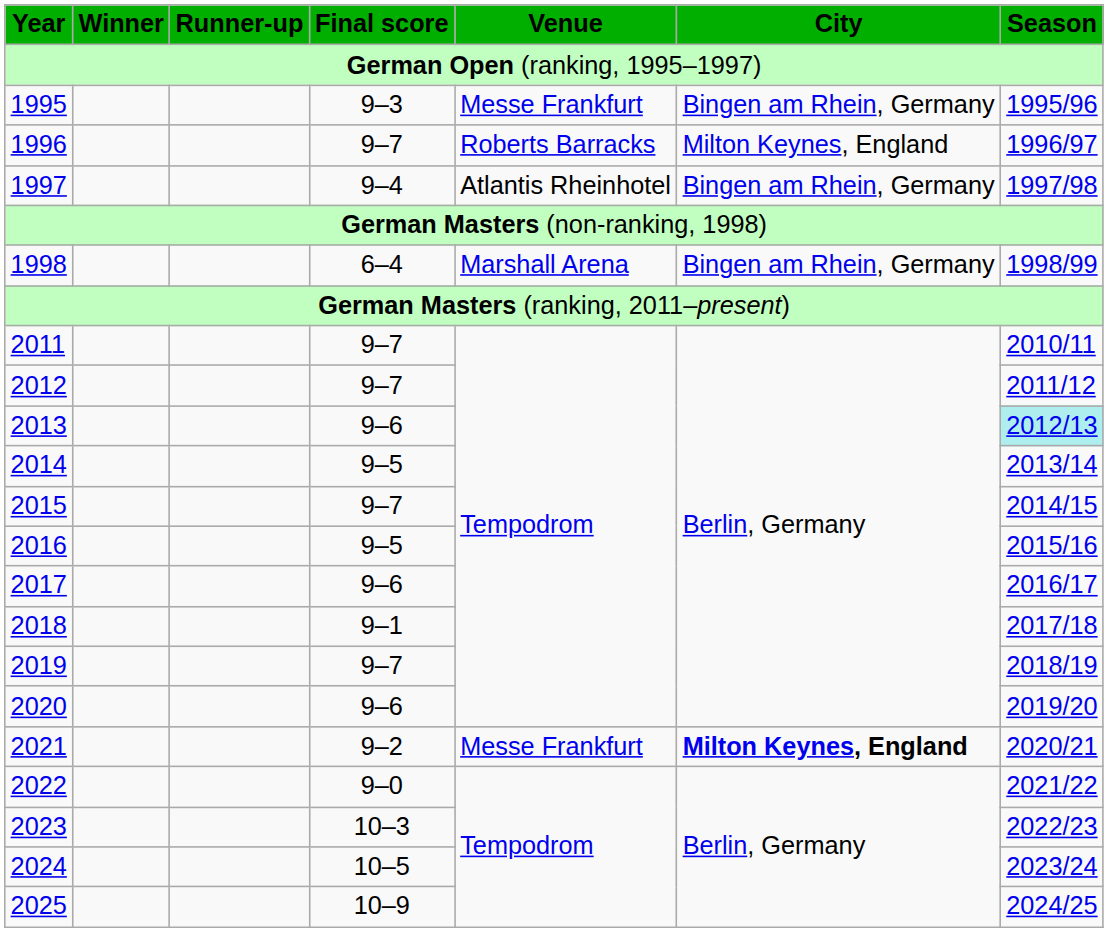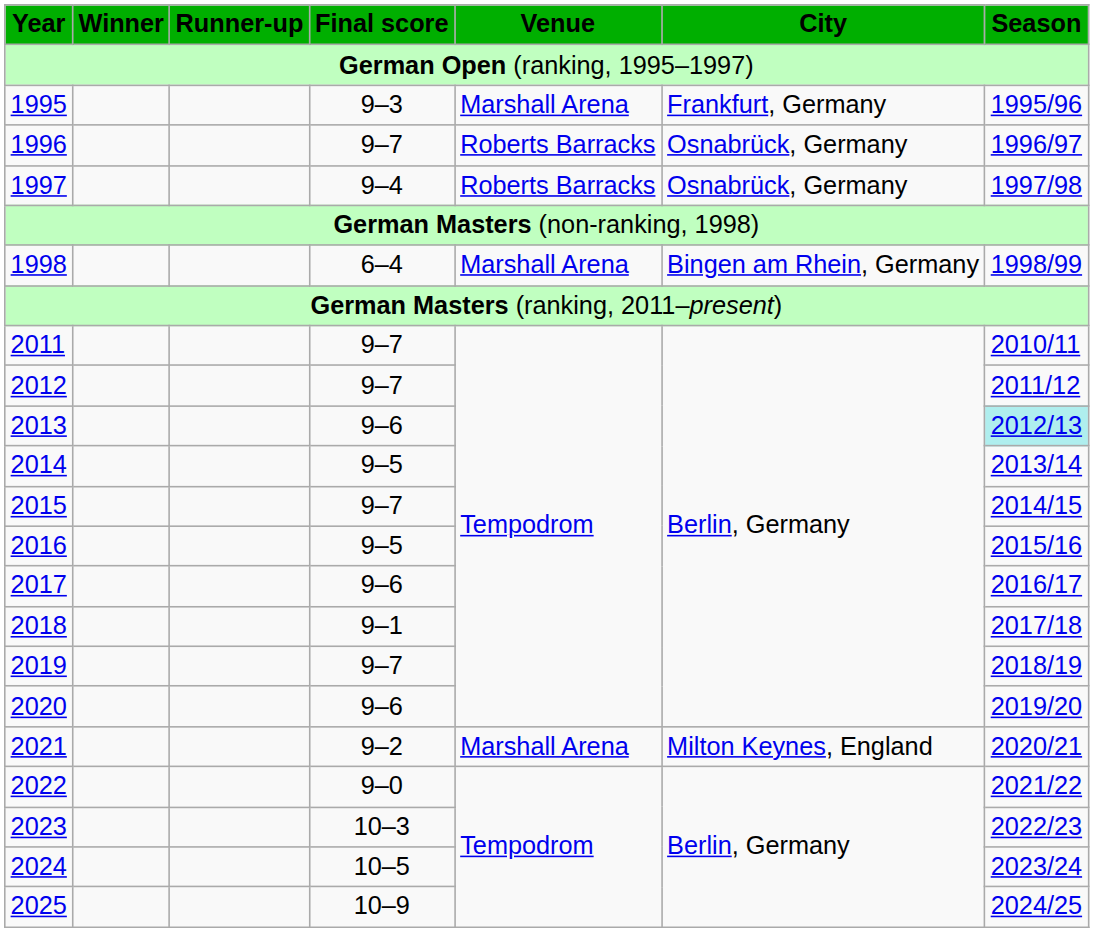(551, 104) Messe Frankfurt -> (544, 104) Marshall Arena
(839, 104) Bingen am Rhein, Germany -> (777, 104) Frankfurt, Germany
(815, 144) Milton Keynes, England -> (787, 144) Osnabrück, Germany
(566, 184) Atlantis Rheinhotel -> (558, 184) Roberts Barracks
(839, 184) Bingen am Rhein, Germany -> (787, 184) Osnabrück, Germany
(551, 746) Messe Frankfurt -> (544, 746) Marshall Arena
(825, 746) bold -> (800, 746) normal
